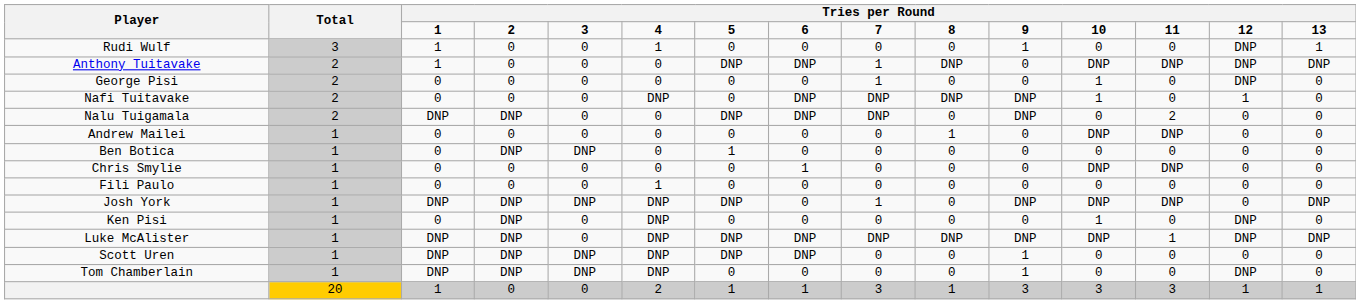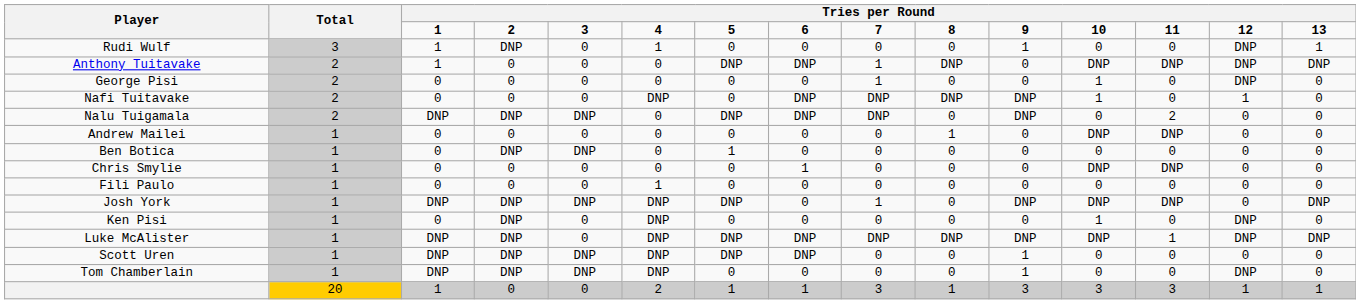(511, 47) 0 -> (511, 47) DNP
(585, 117) 0 -> (585, 117) DNP
